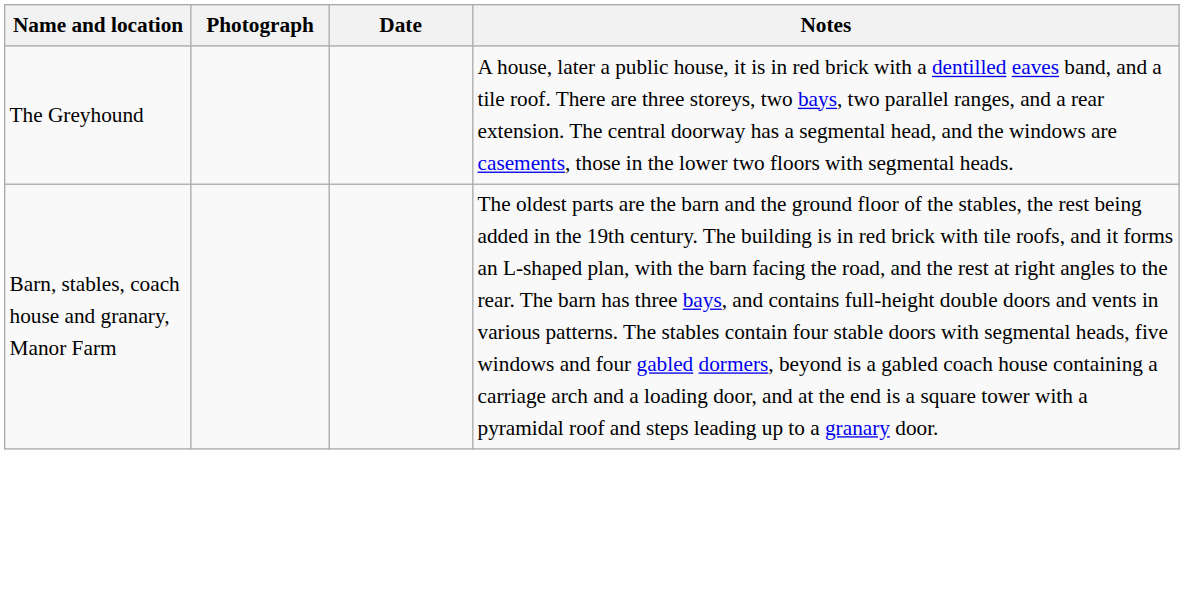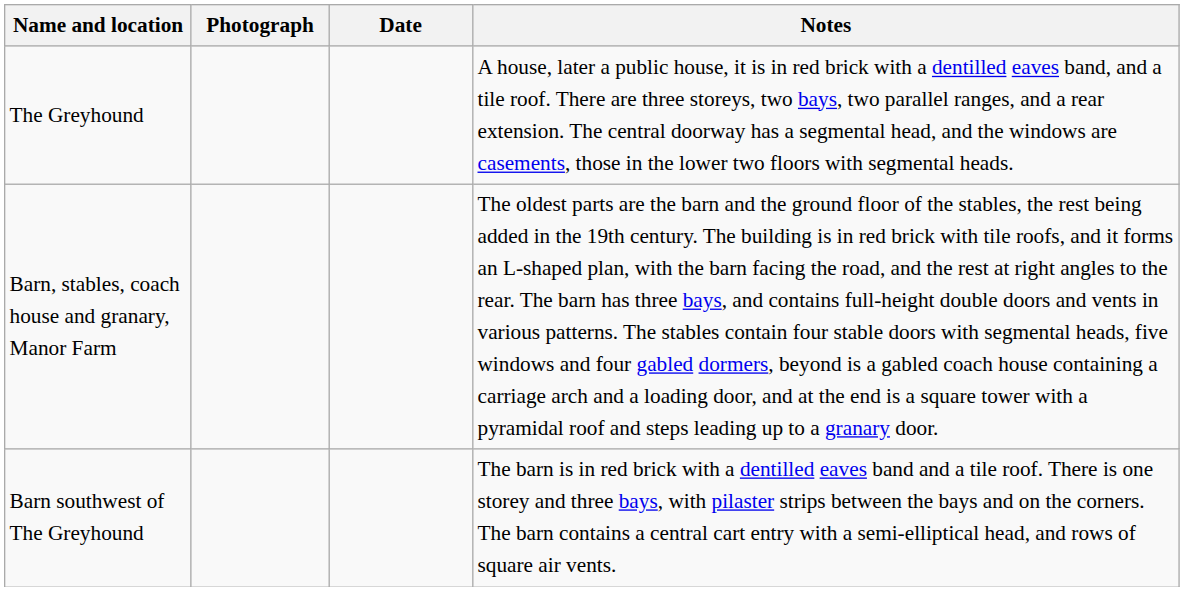+ row: (87, 517)
